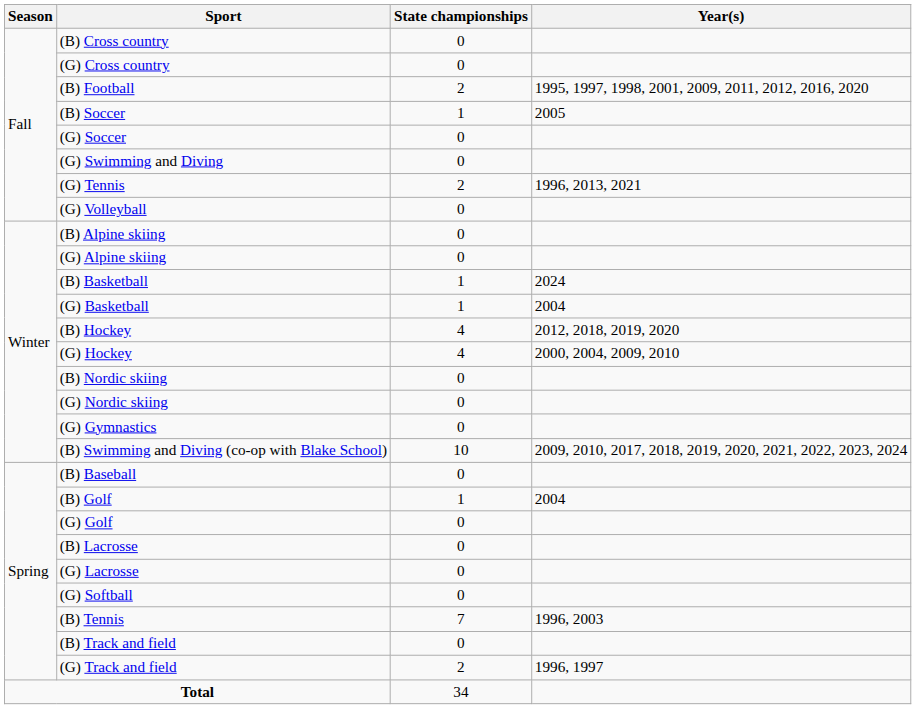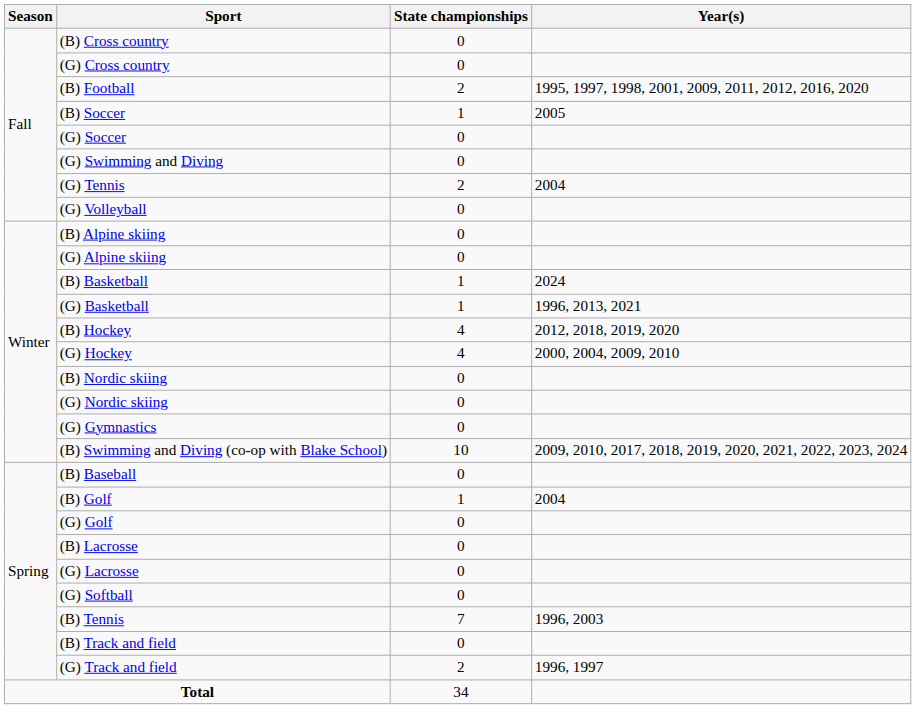(588, 185) 1996, 2013, 2021 -> (550, 185) 2004
(550, 305) 2004 -> (588, 305) 1996, 2013, 2021
